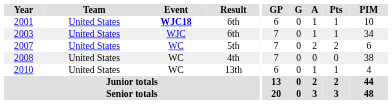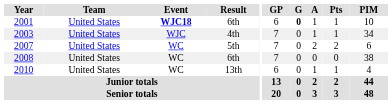(299, 22) normal -> (299, 22) bold
(233, 34) 6th -> (233, 34) 4th
(233, 58) 4th -> (233, 58) 6th
